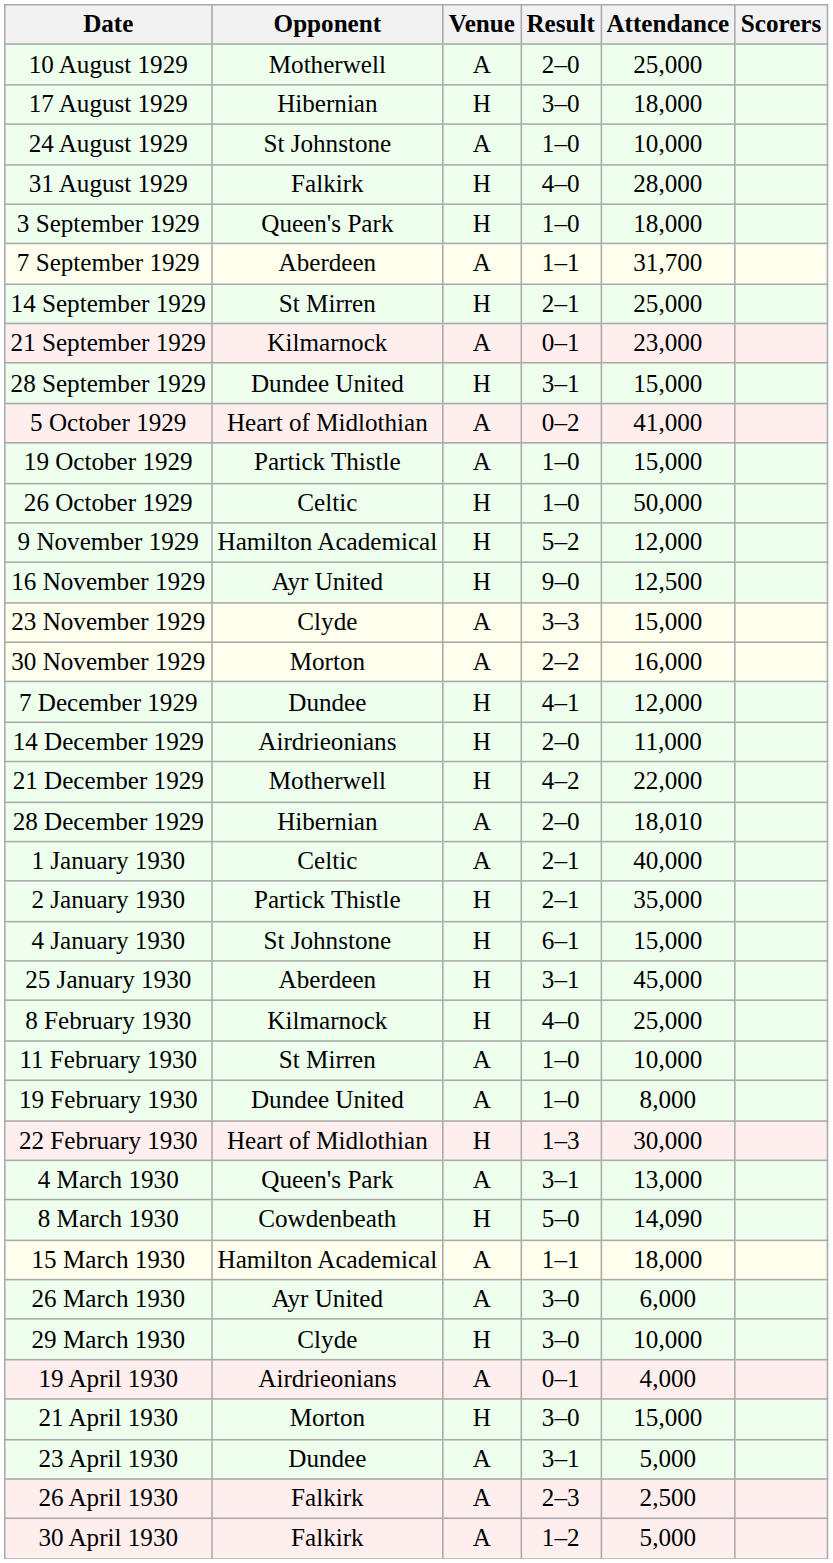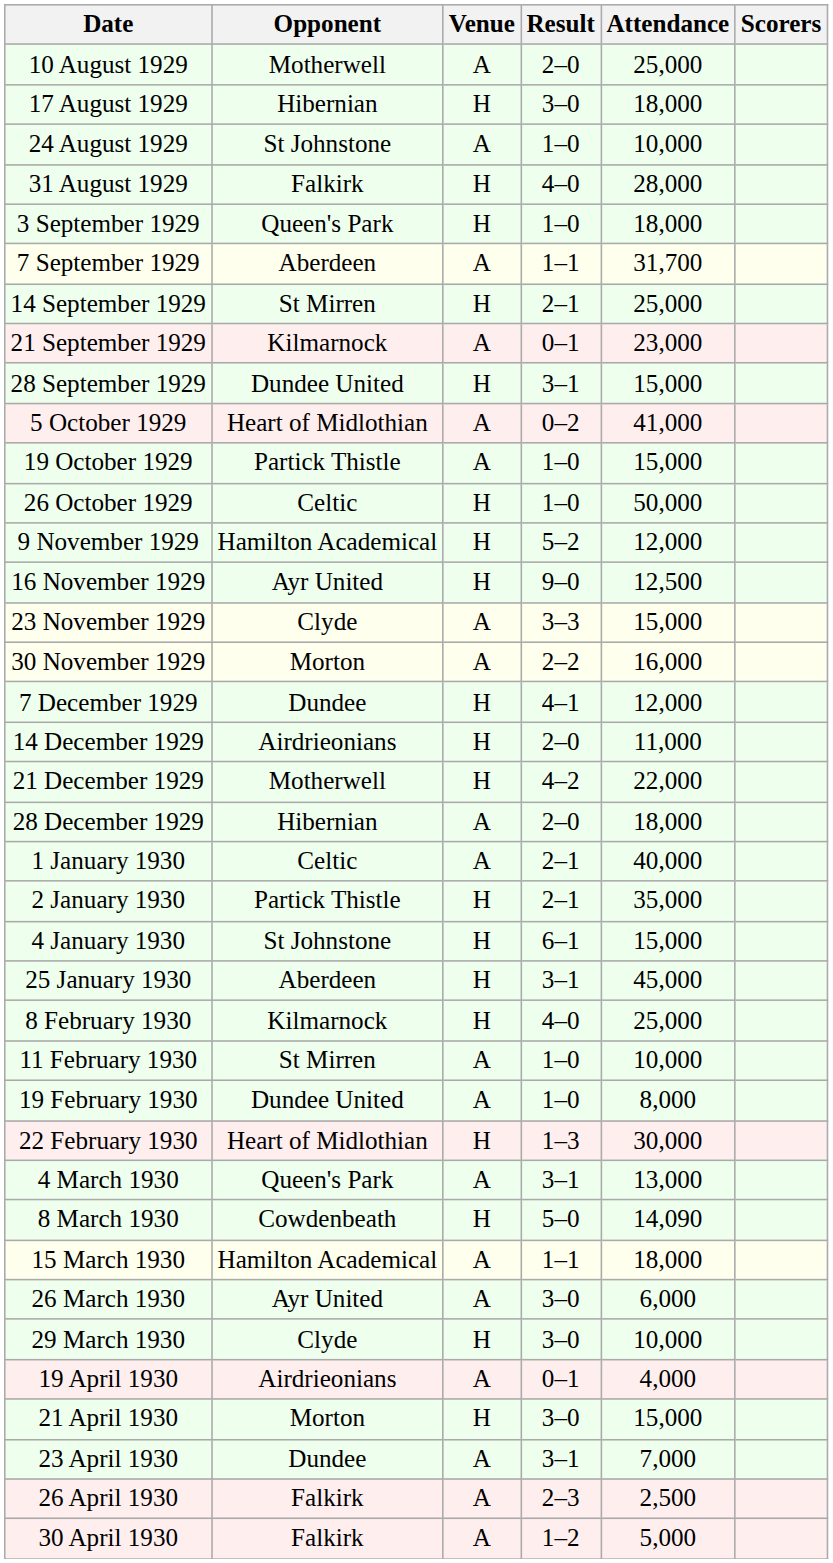(668, 821) 18,010 -> (668, 821) 18,000
(668, 1458) 5,000 -> (668, 1458) 7,000
